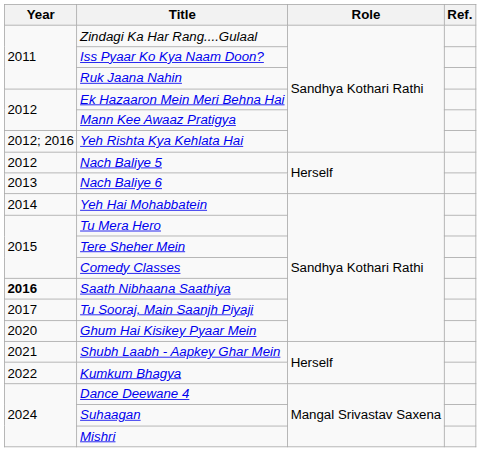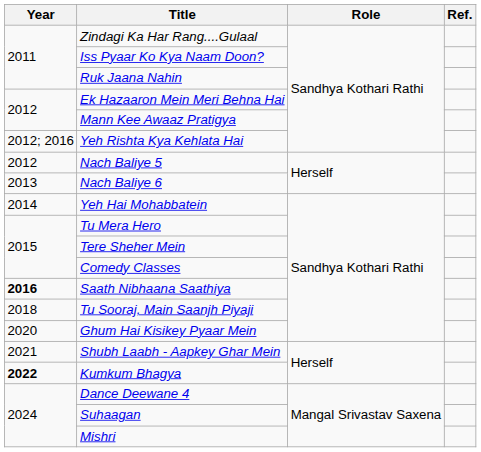(22, 309) 2017 -> (22, 309) 2018
(22, 373) normal -> (22, 373) bold
